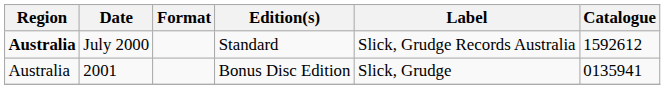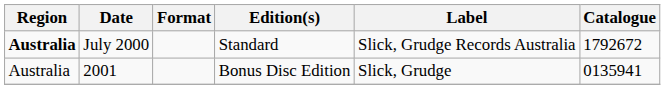(613, 44) 1592612 -> (613, 44) 1792672
